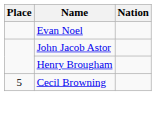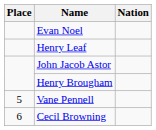+ row: (62, 47)
+ row: (65, 99)
(19, 82) 5 -> (19, 116) 6
